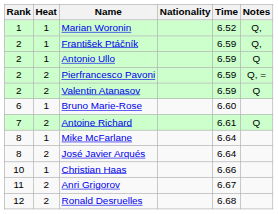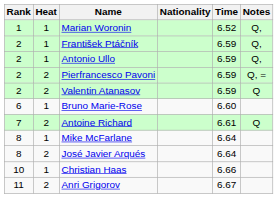(256, 59) Q -> (256, 59) Q,
- row: (102, 201)
